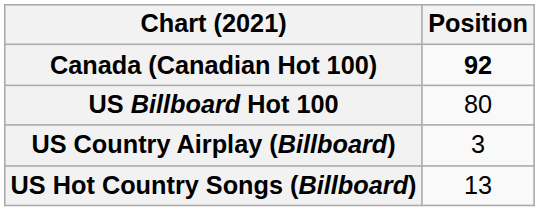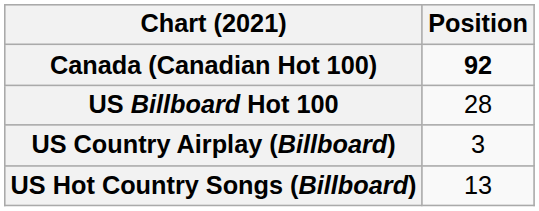(478, 104) 80 -> (478, 104) 28
